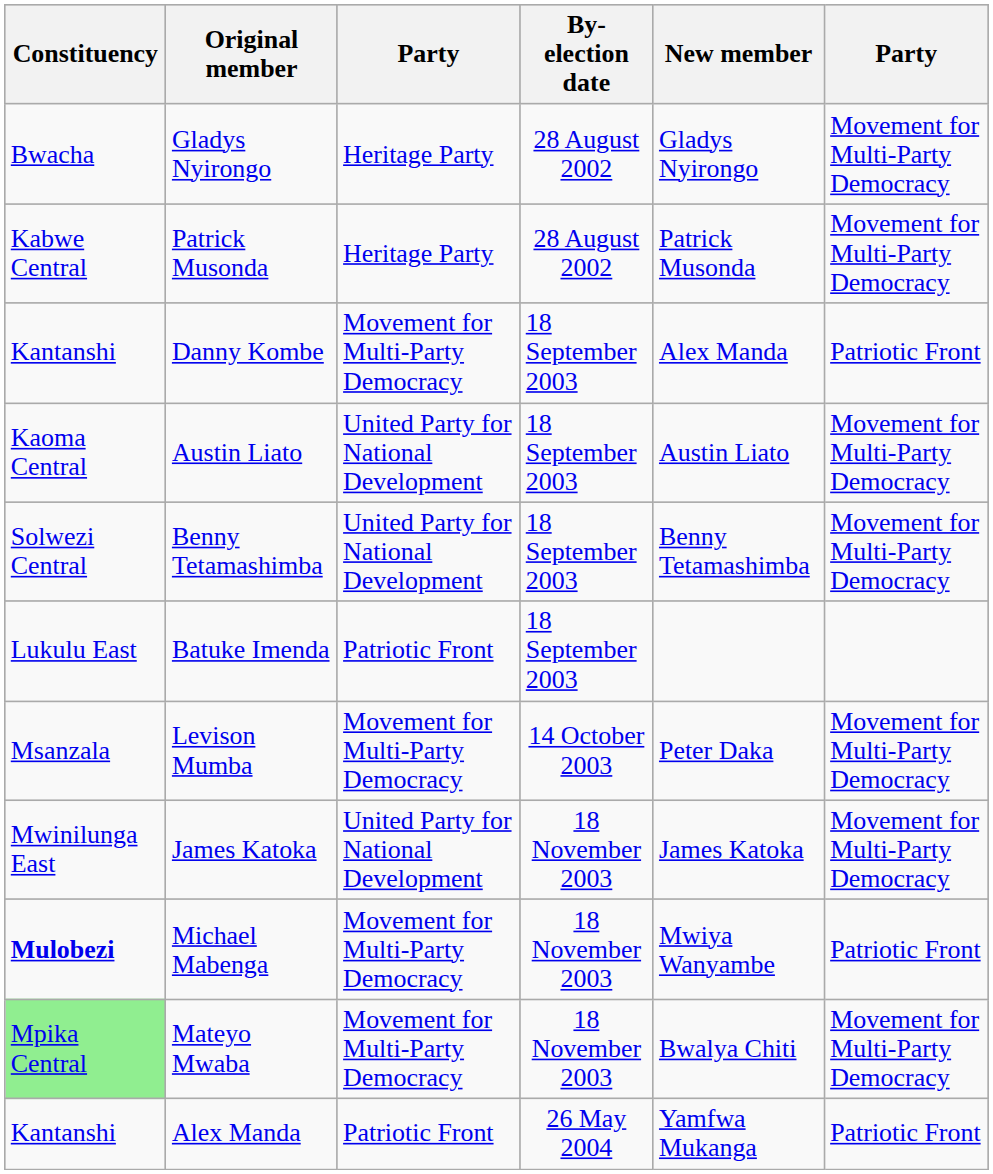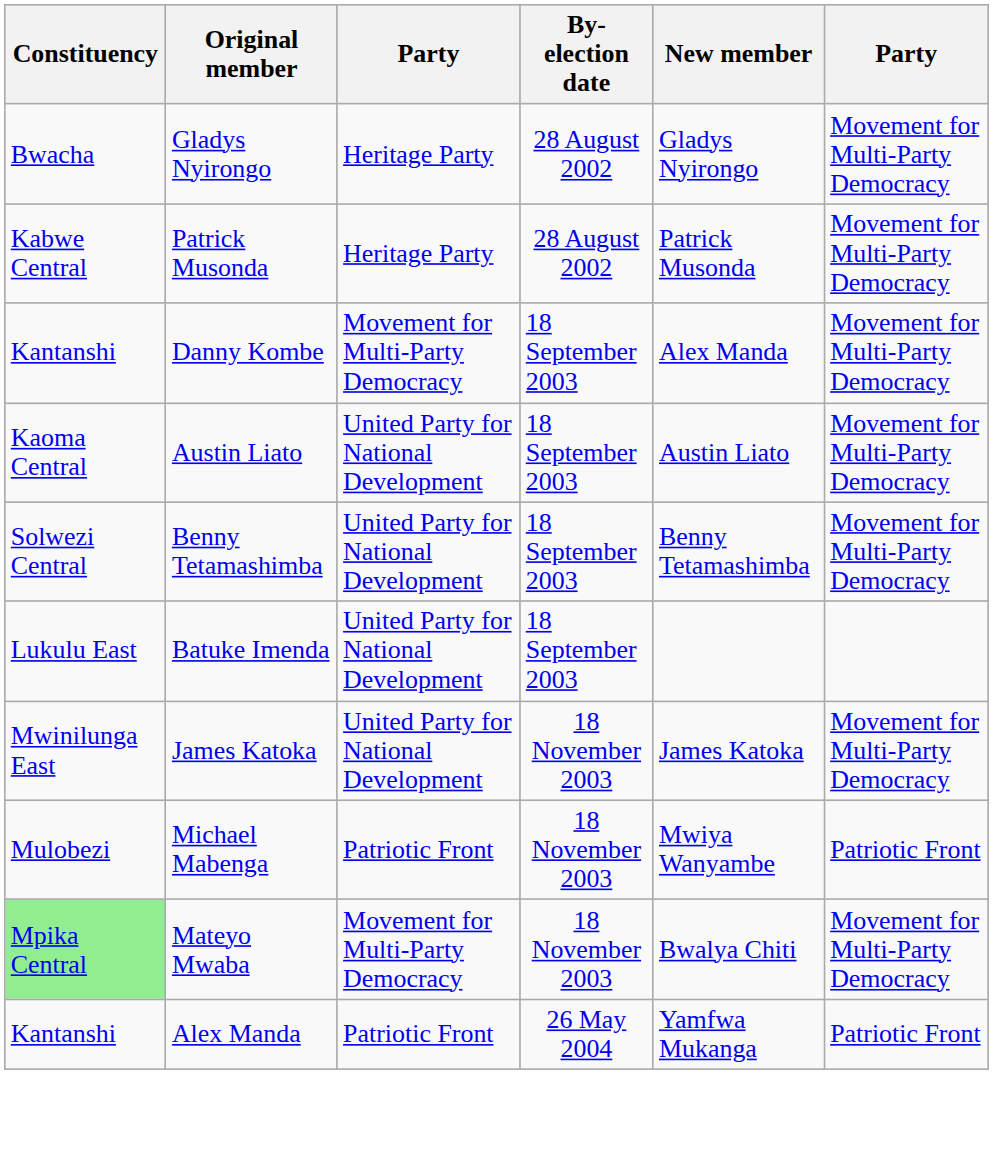(905, 352) Patriotic Front -> (905, 352) Movement for Multi-Party Democracy
(418, 650) Patriotic Front -> (427, 650) United Party for National Development
- row: (214, 750)
(63, 949) bold -> (60, 849) normal
(418, 949) Movement for Multi-Party Democracy -> (418, 849) Patriotic Front
